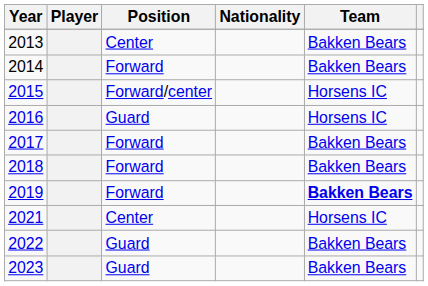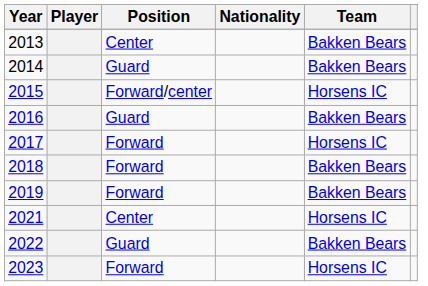(135, 67) Forward -> (128, 67) Guard
(347, 117) Horsens IC -> (357, 117) Bakken Bears
(357, 142) Bakken Bears -> (347, 142) Horsens IC
(360, 192) bold -> (357, 192) normal
(128, 268) Guard -> (135, 268) Forward
(357, 268) Bakken Bears -> (347, 268) Horsens IC
